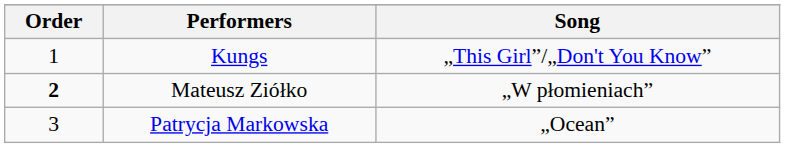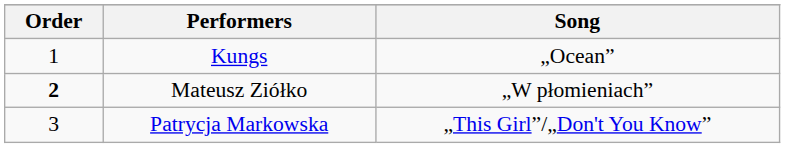(577, 55) „This Girl”/„Don't You Know” -> (577, 55) „Ocean”
(577, 124) „Ocean” -> (577, 124) „This Girl”/„Don't You Know”
